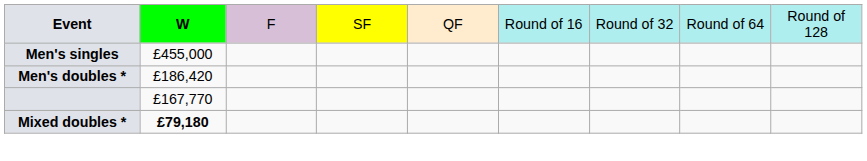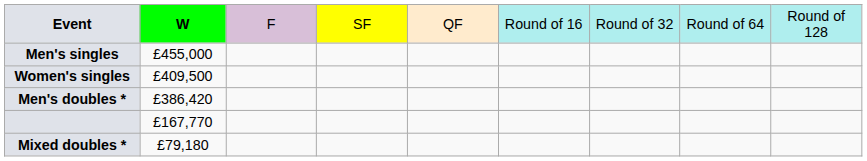+ row: (72, 77)
(183, 77) £186,420 -> (183, 100) £386,420
(183, 122) bold -> (183, 145) normal
